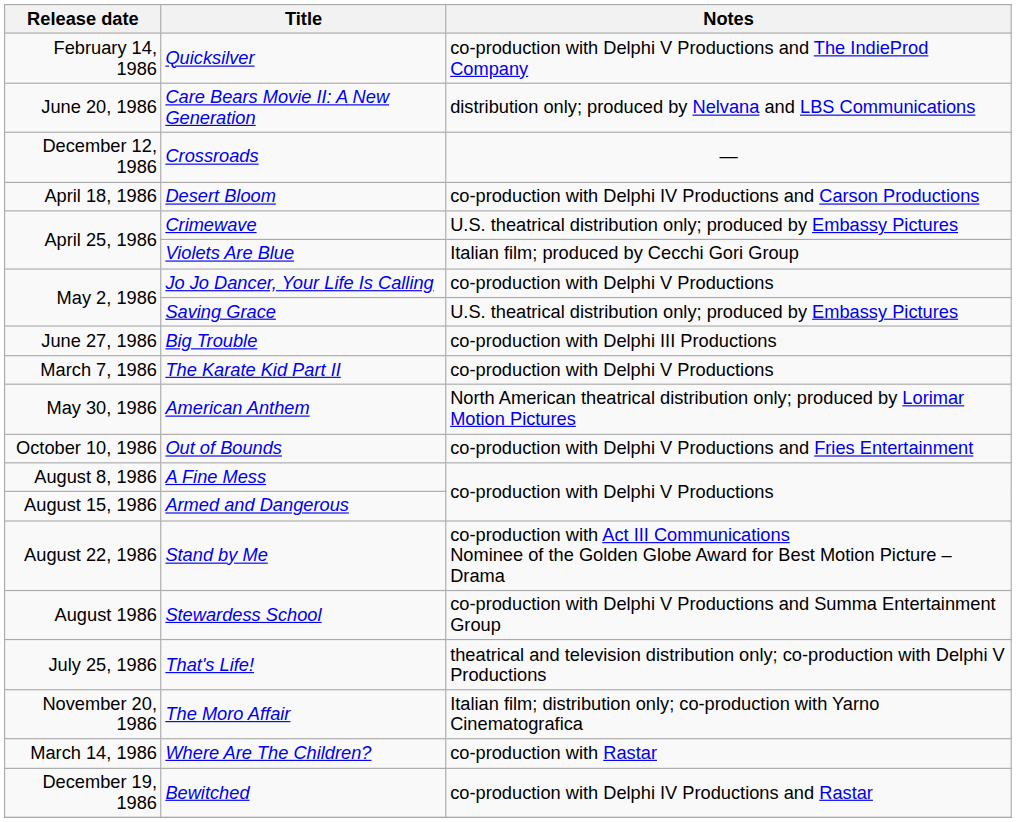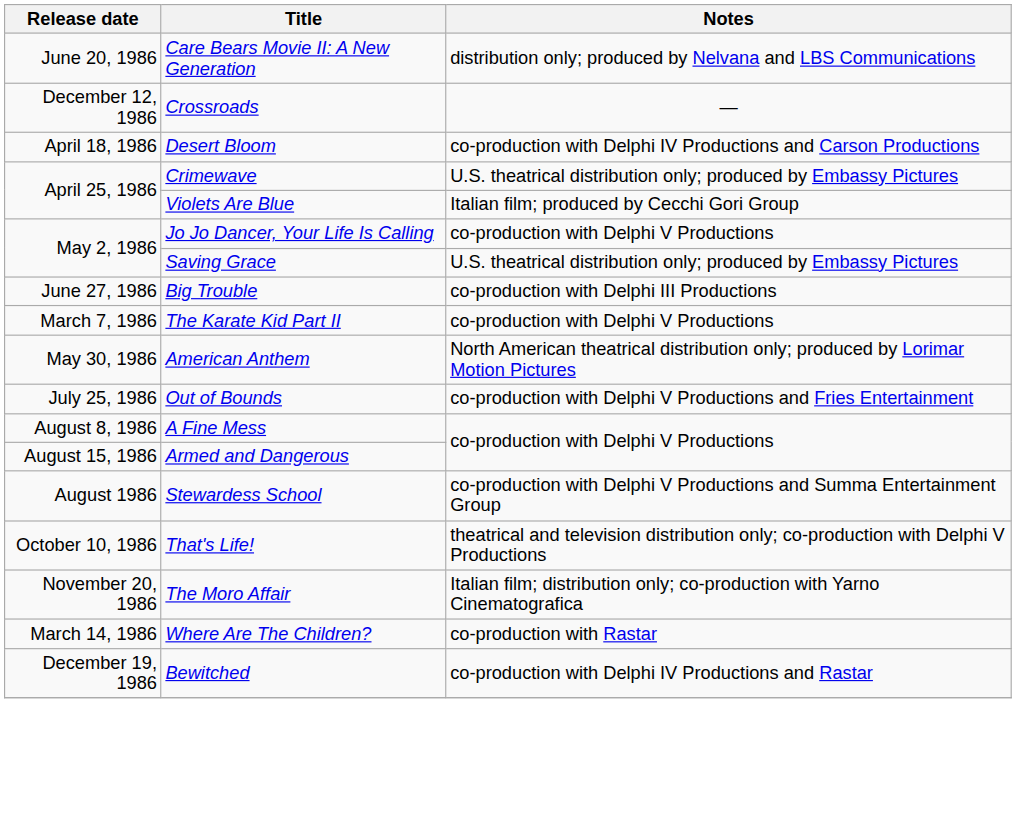- row: (210, 58)
(86, 448) October 10, 1986 -> (103, 398) July 25, 1986
- row: (217, 555)
(103, 664) July 25, 1986 -> (86, 545) October 10, 1986
